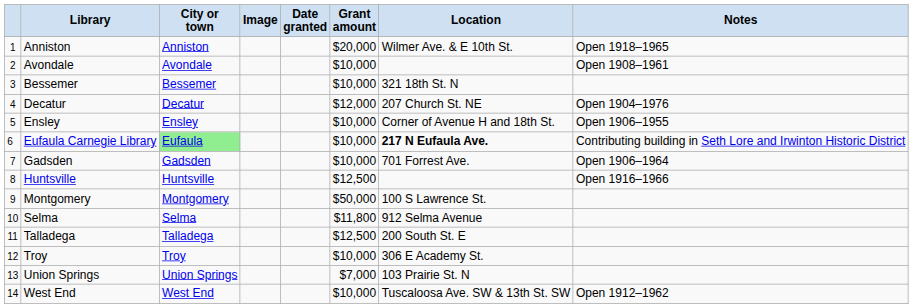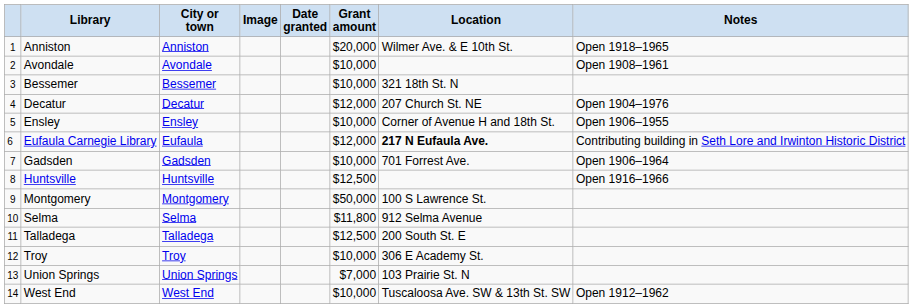(182, 141) lightgreen background -> (182, 141) no background
(354, 141) $10,000 -> (354, 141) $12,000
